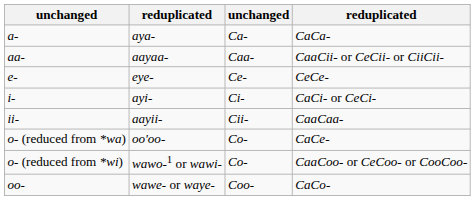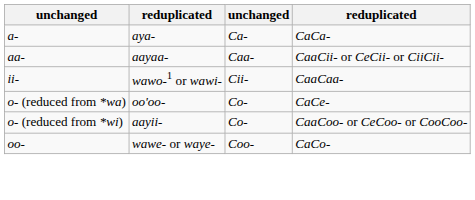- row: (13, 77)
- row: (11, 98)
(147, 118) aayii- -> (177, 79) wawo-1 or wawi-
(177, 162) wawo-1 or wawi- -> (147, 122) aayii-
